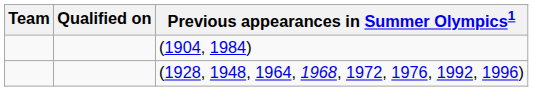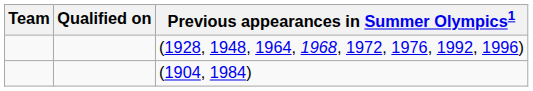rows swapped: (205, 47) <-> (341, 73)
